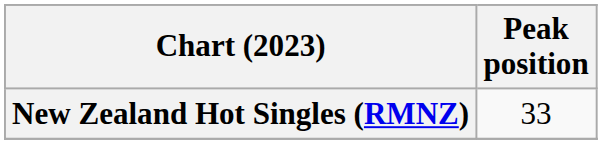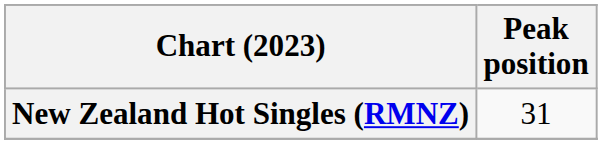(536, 113) 33 -> (536, 113) 31
